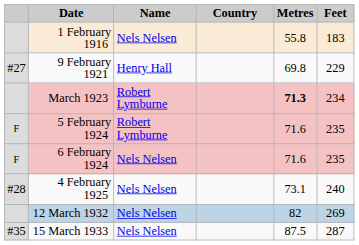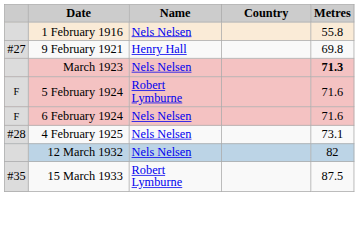- column: (335, 13)
(142, 98) Robert Lymburne -> (162, 67) Nels Nelsen
(147, 231) Nels Nelsen -> (157, 176) Robert Lymburne
